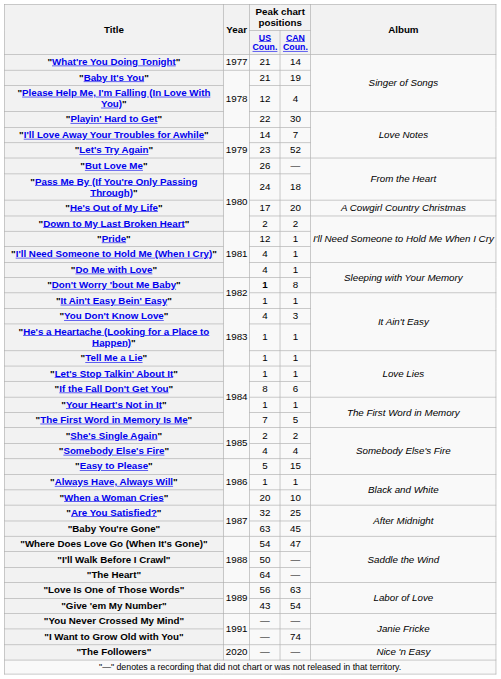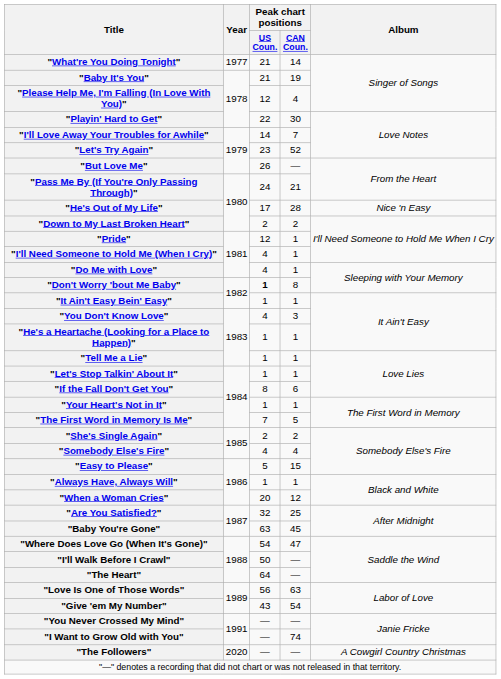(295, 187) 18 -> (295, 187) 21
(295, 208) 20 -> (295, 208) 28
(403, 208) A Cowgirl Country Christmas -> (403, 208) Nice 'n Easy
(295, 497) 10 -> (295, 497) 12
(403, 652) Nice 'n Easy -> (403, 652) A Cowgirl Country Christmas
